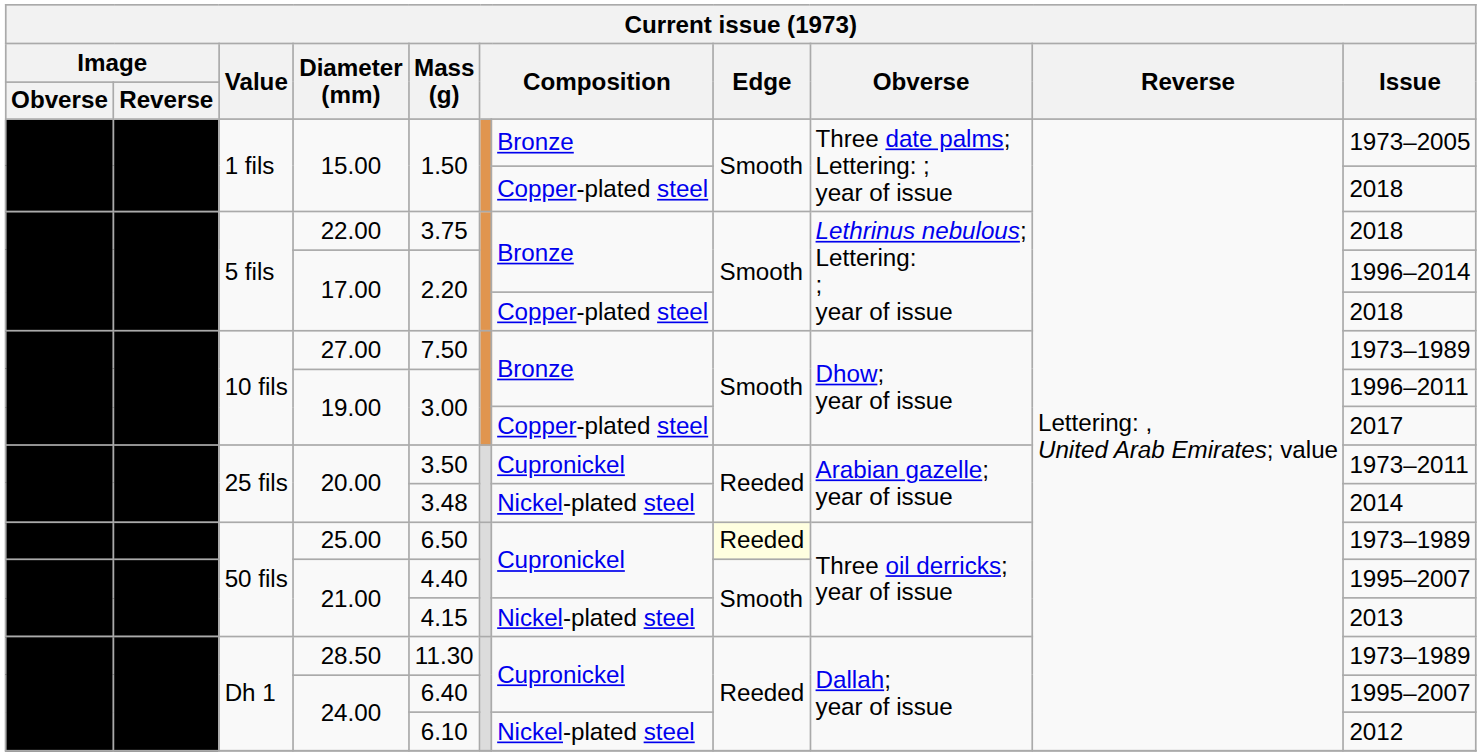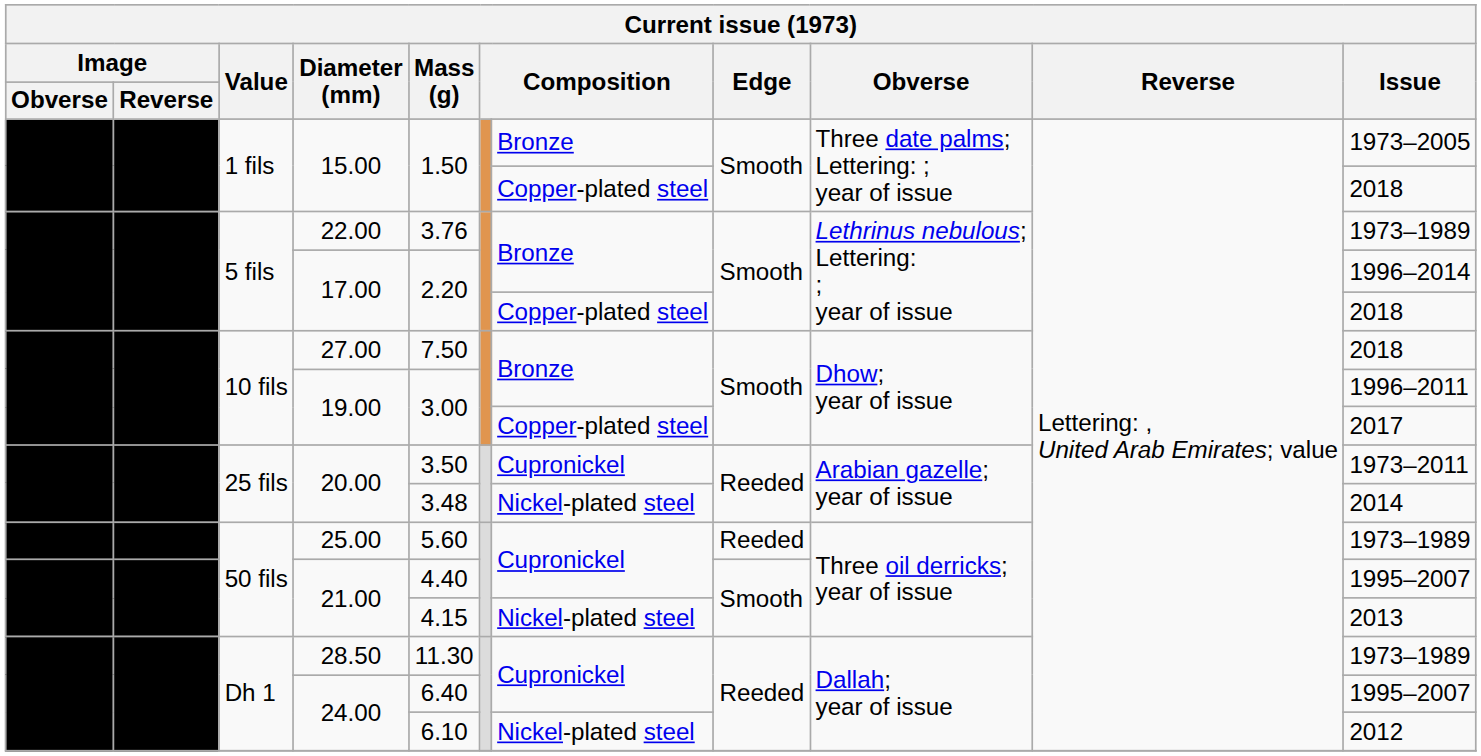(444, 231) 3.75 -> (444, 231) 3.76
(1376, 231) 2018 -> (1410, 231) 1973–1989
(1410, 349) 1973–1989 -> (1376, 349) 2018
(444, 541) 6.50 -> (444, 541) 5.60
(762, 541) lightyellow background -> (762, 541) no background
